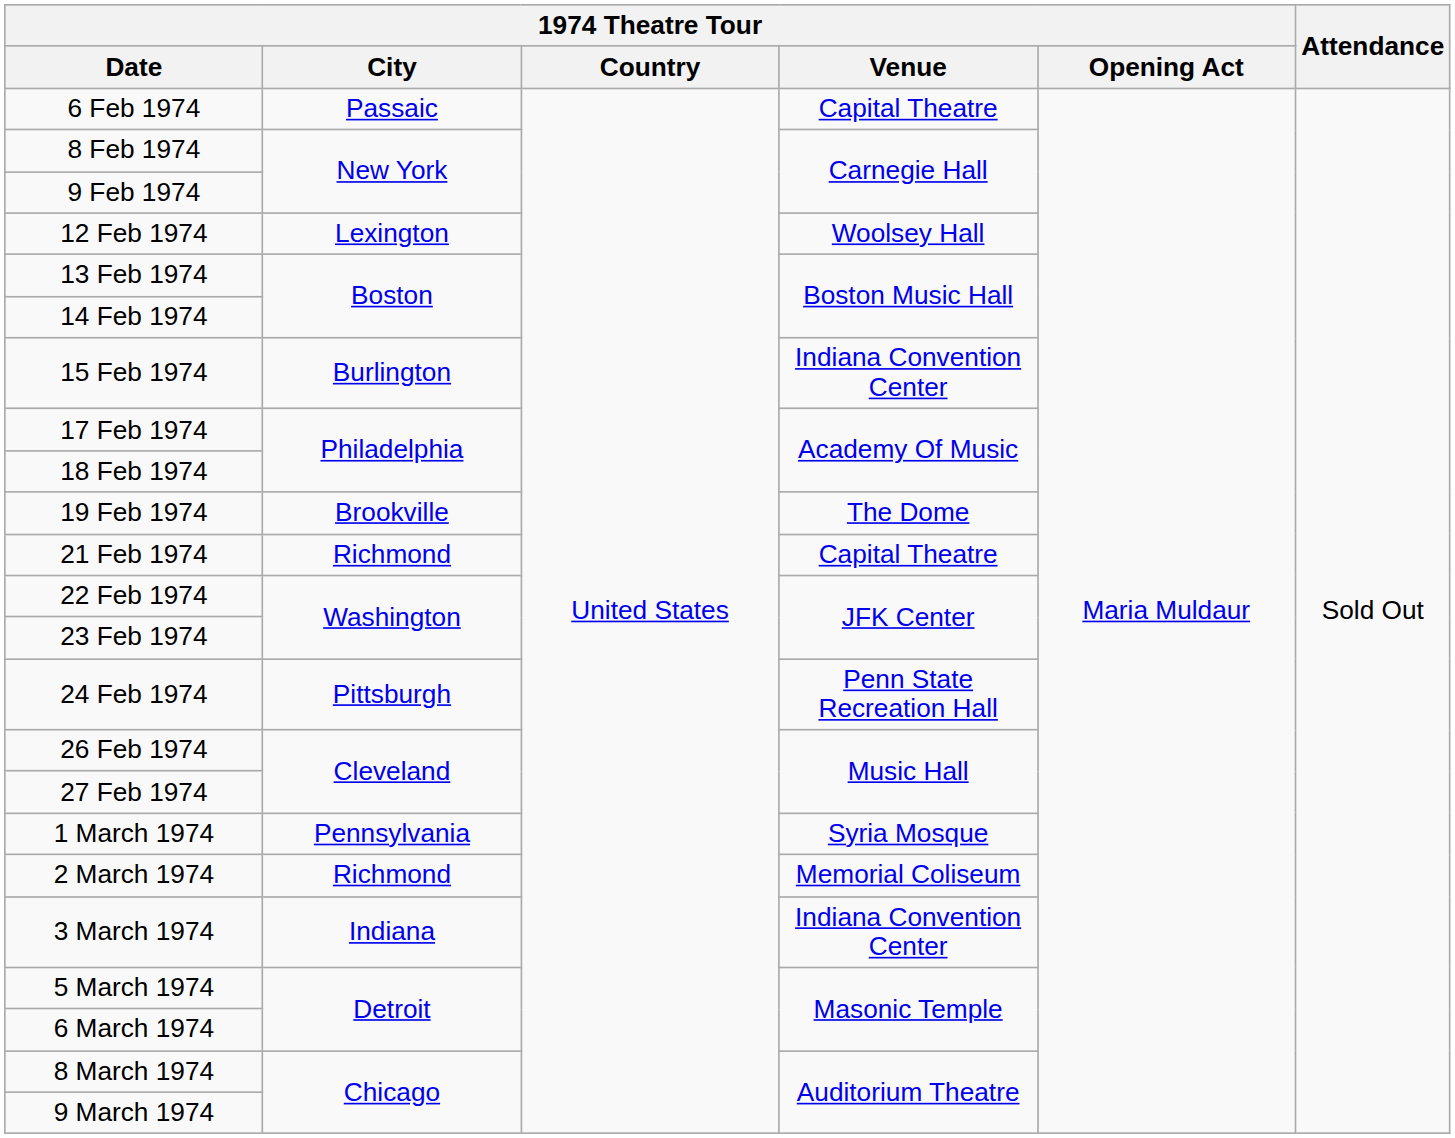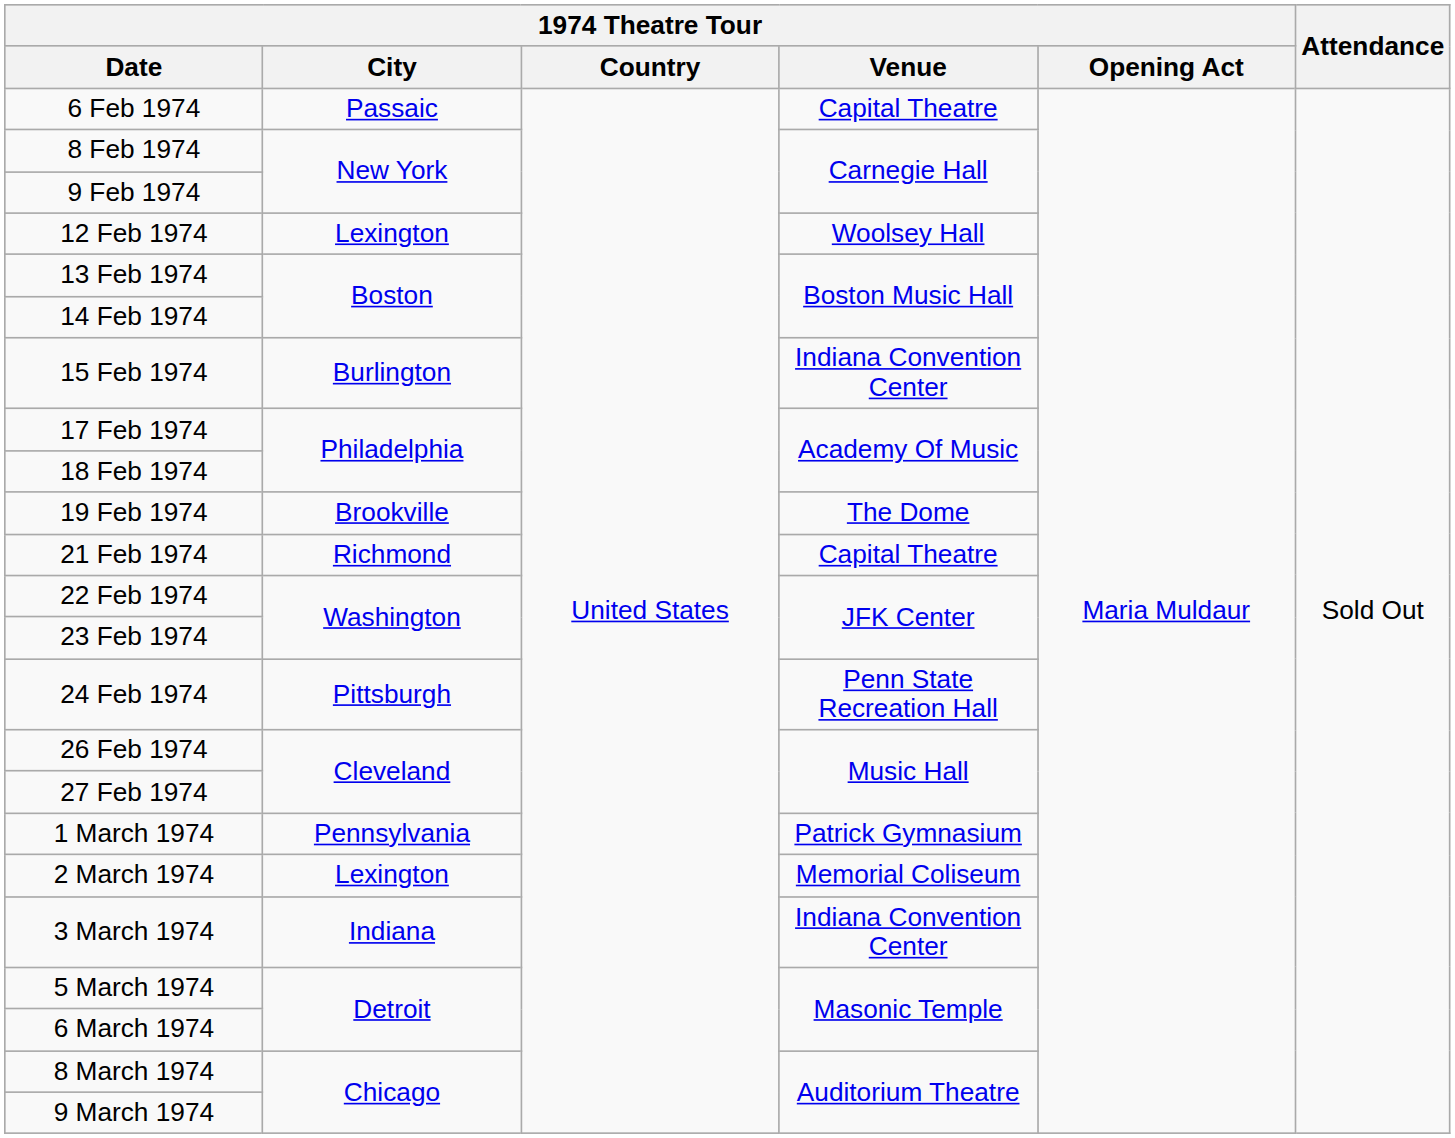(908, 833) Syria Mosque -> (908, 833) Patrick Gymnasium
(392, 875) Richmond -> (392, 875) Lexington
